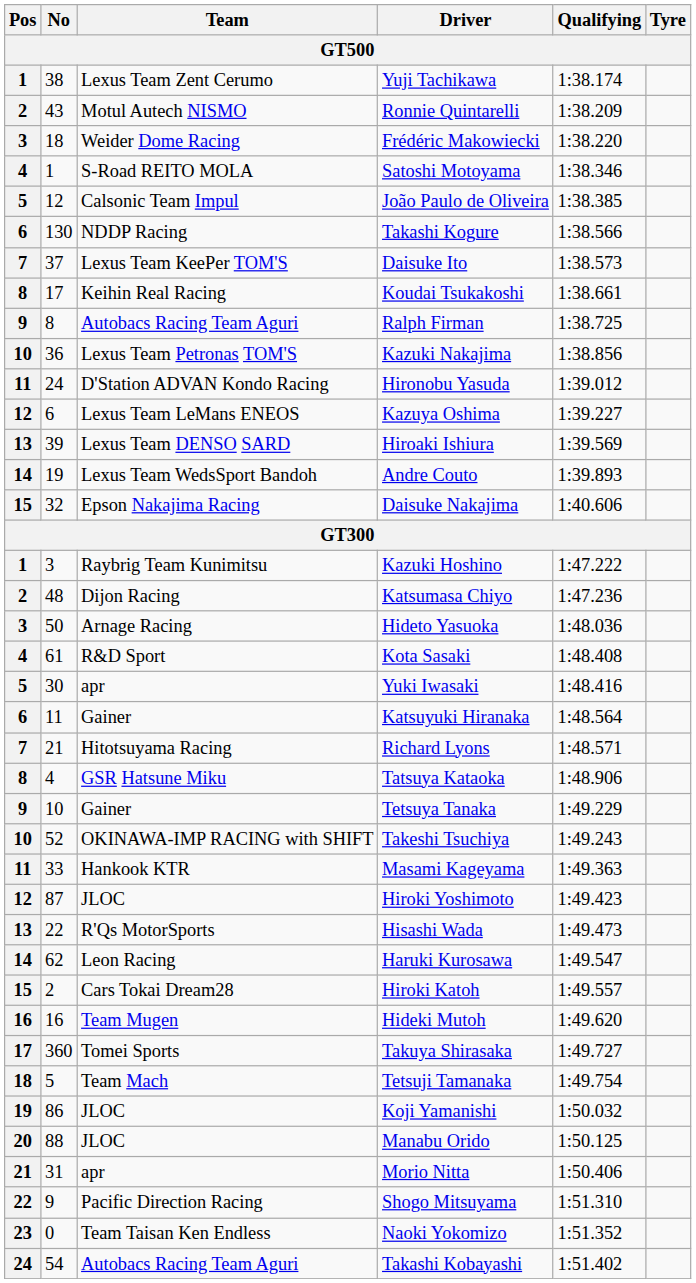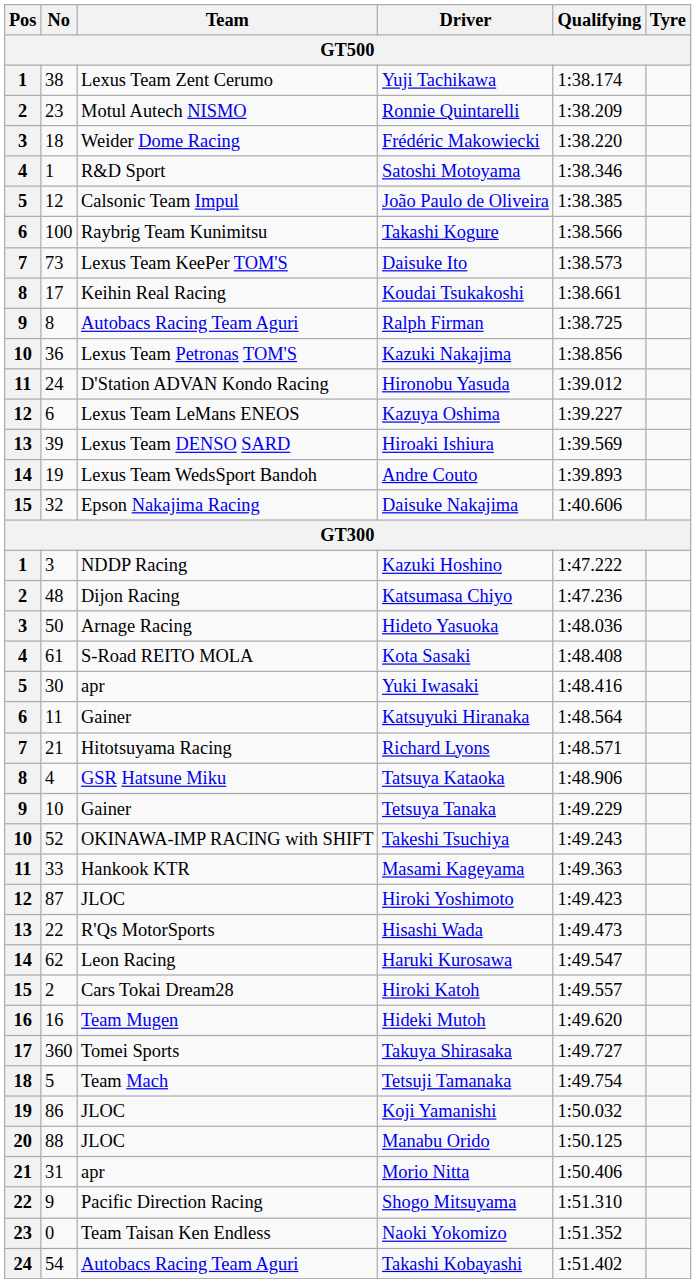(54, 110) 43 -> (54, 110) 23
(167, 171) S-Road REITO MOLA -> (123, 171) R&D Sport
(59, 232) 130 -> (59, 232) 100
(134, 232) NDDP Racing -> (174, 232) Raybrig Team Kunimitsu
(54, 262) 37 -> (54, 262) 73
(174, 565) Raybrig Team Kunimitsu -> (134, 565) NDDP Racing
(123, 656) R&D Sport -> (167, 656) S-Road REITO MOLA
